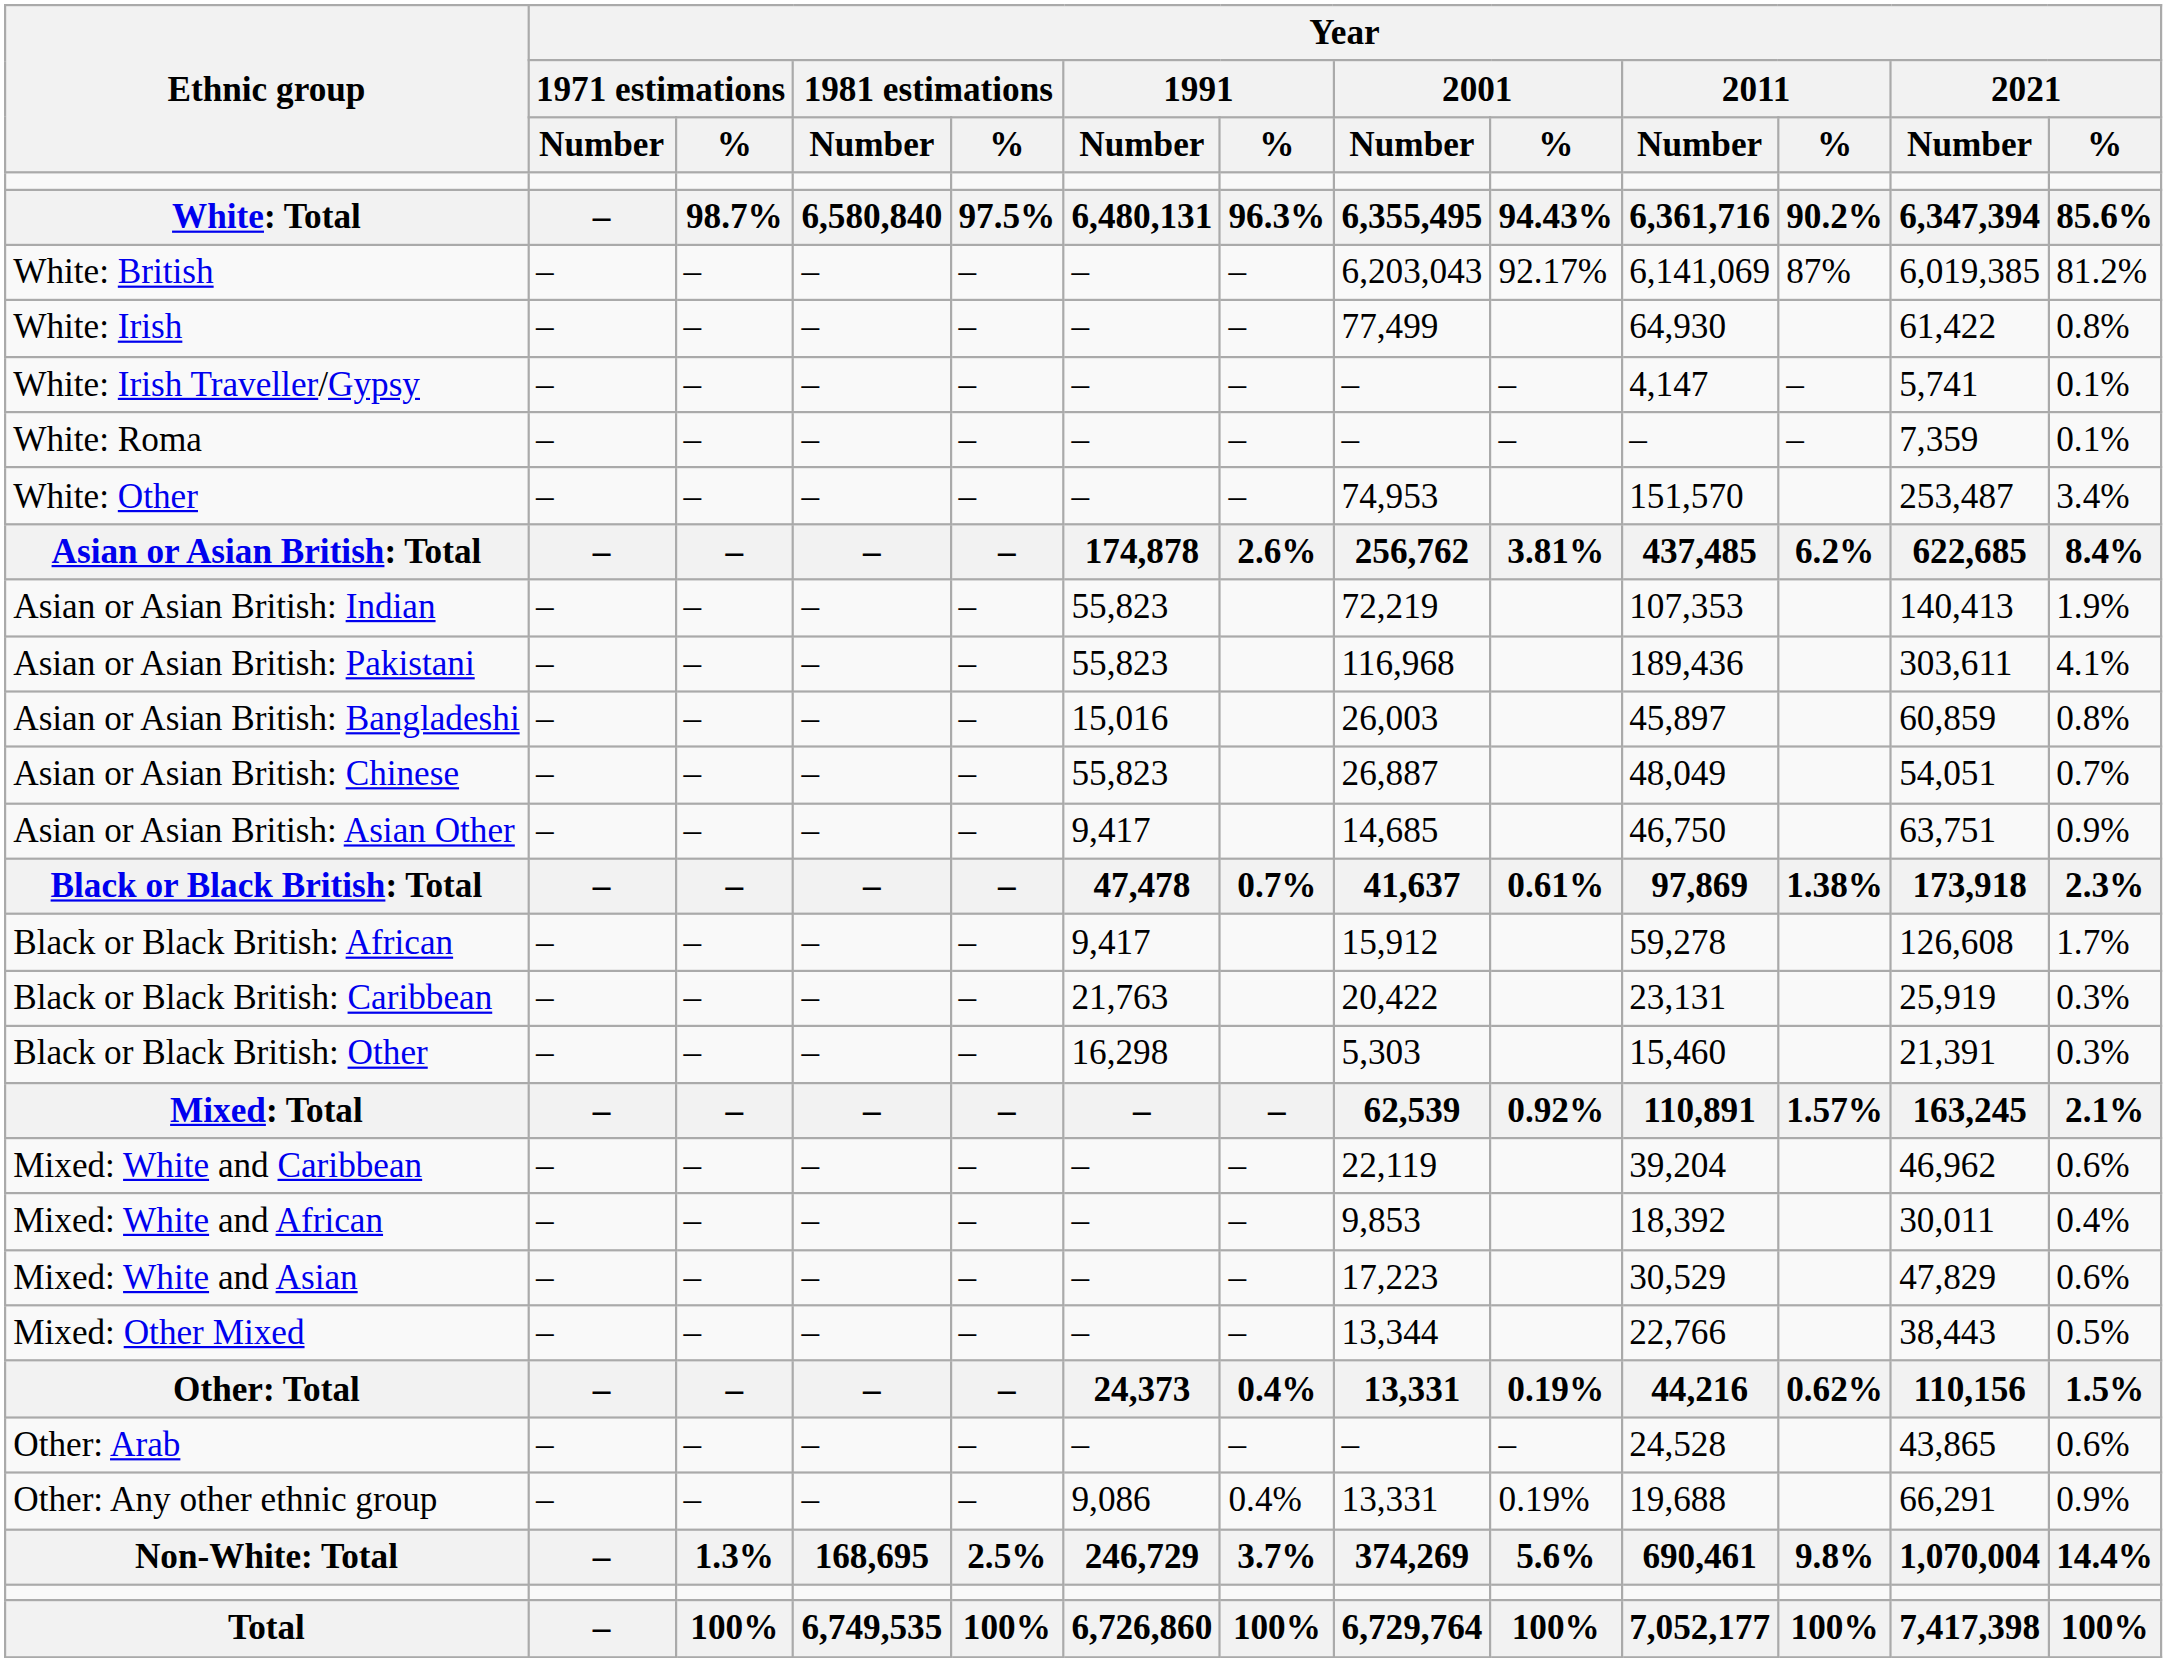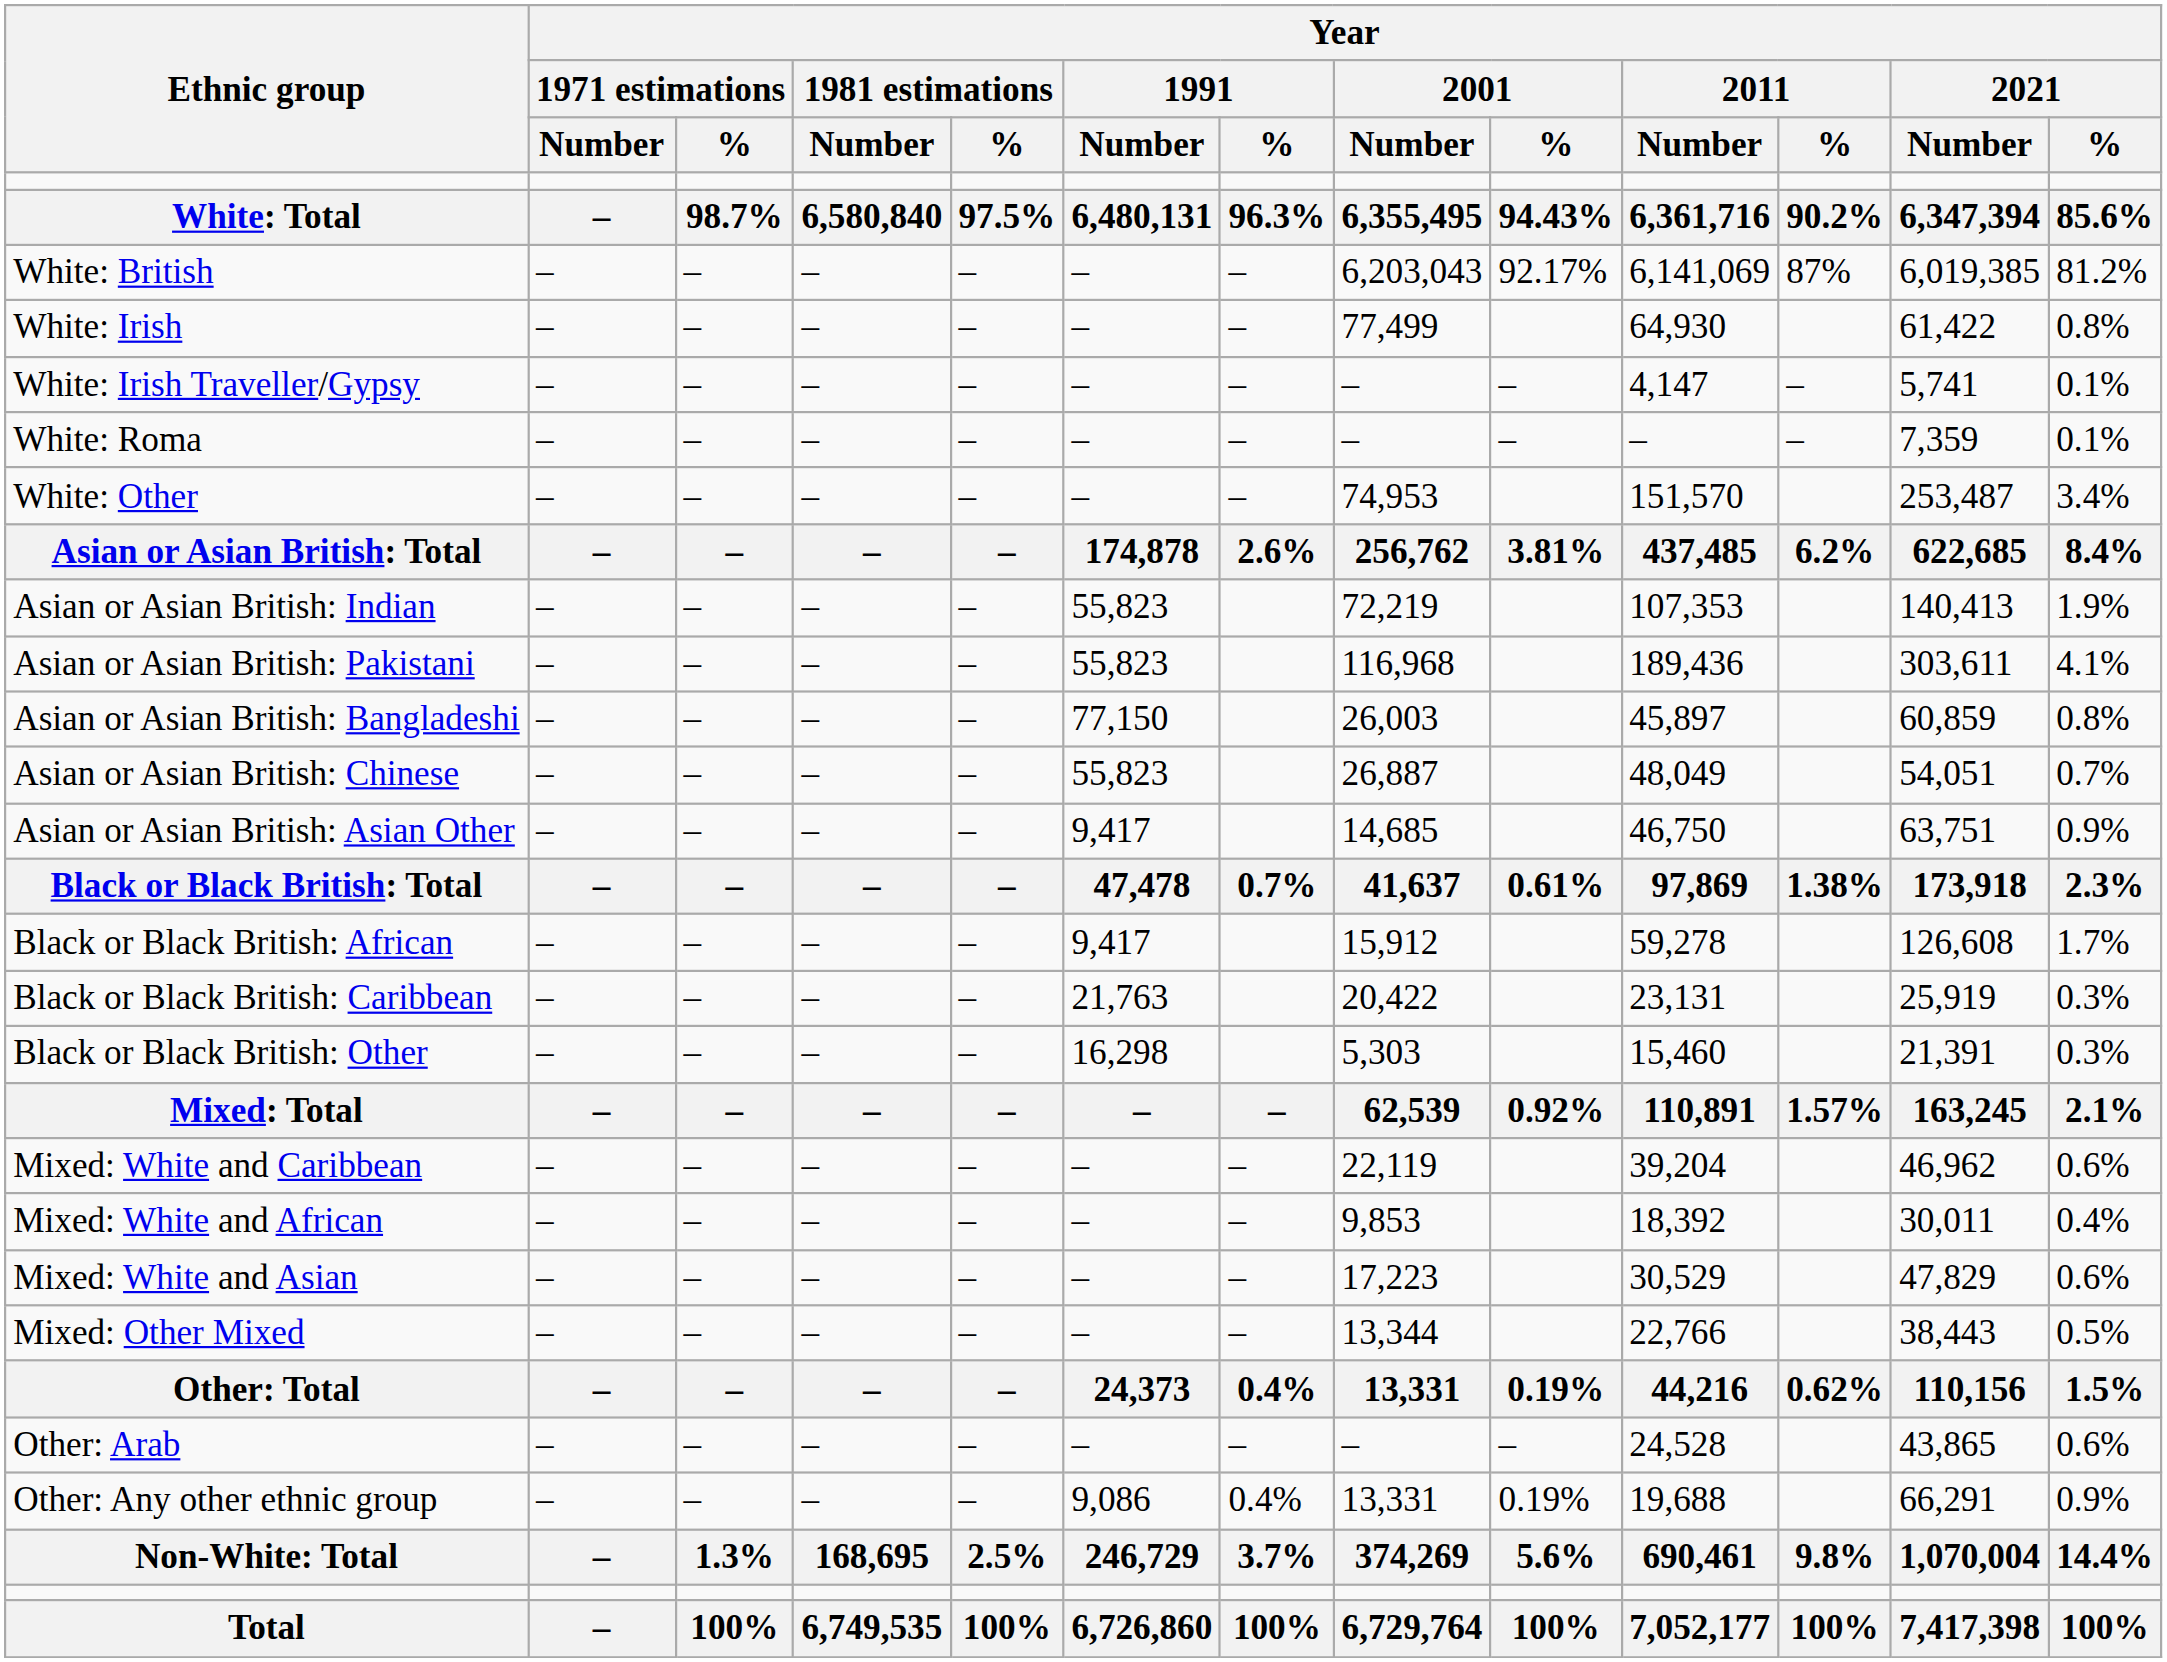(1120, 718) 15,016 -> (1120, 718) 77,150
